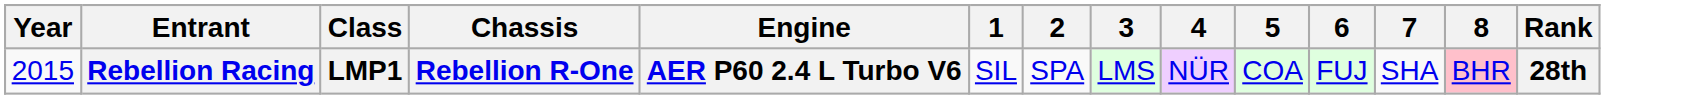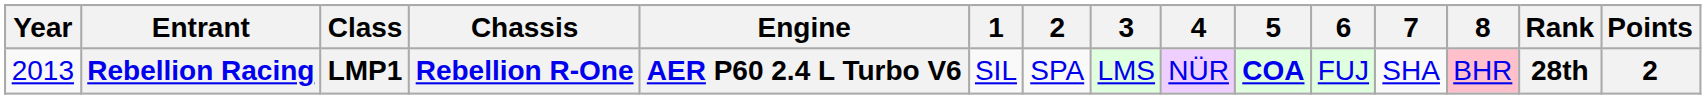+ column: (1650, 27)
(43, 71) 2015 -> (43, 71) 2013
(1273, 71) normal -> (1273, 71) bold
